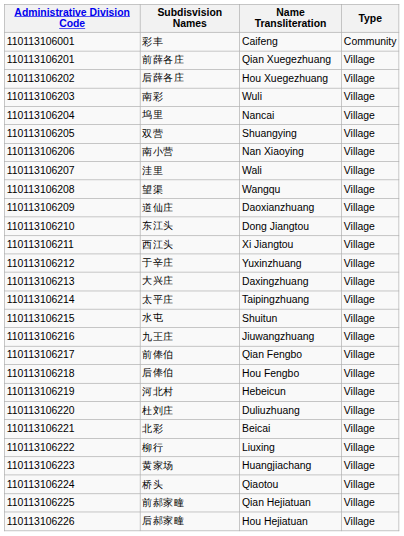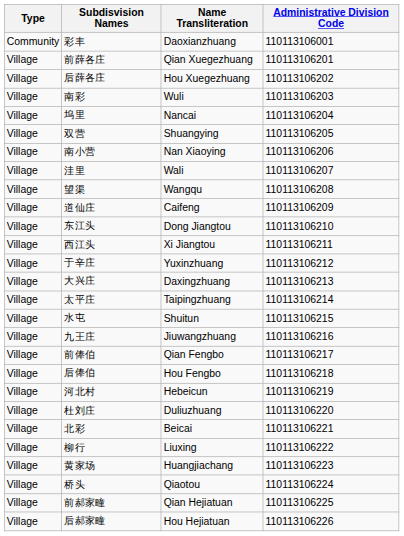columns swapped: (72, 18) <-> (370, 18)
(260, 41) Caifeng -> (200, 41) Daoxianzhuang
(278, 207) Daoxianzhuang -> (182, 207) Caifeng
